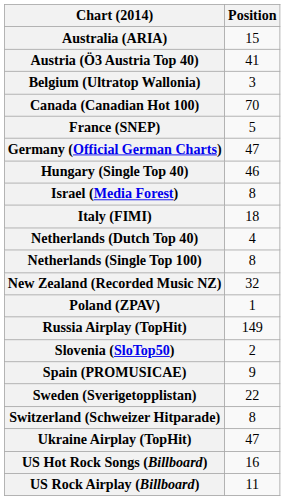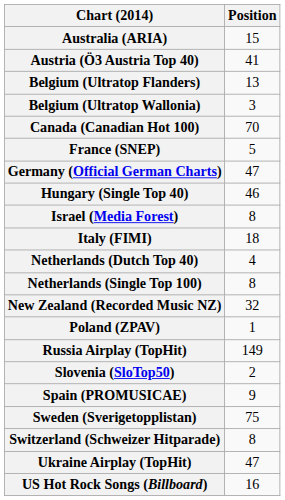+ row: (115, 82)
(252, 395) 22 -> (252, 417) 75
- row: (115, 484)
